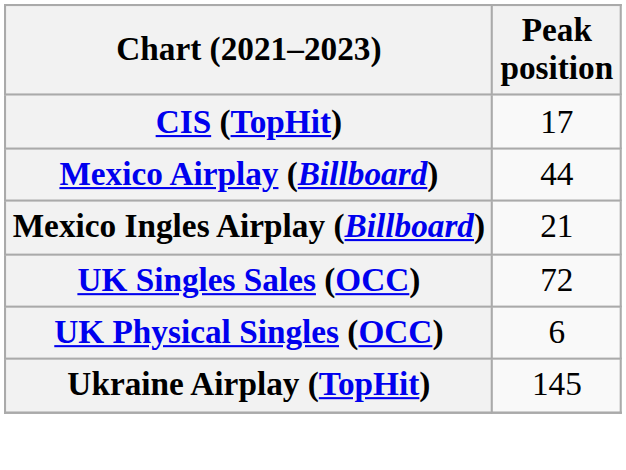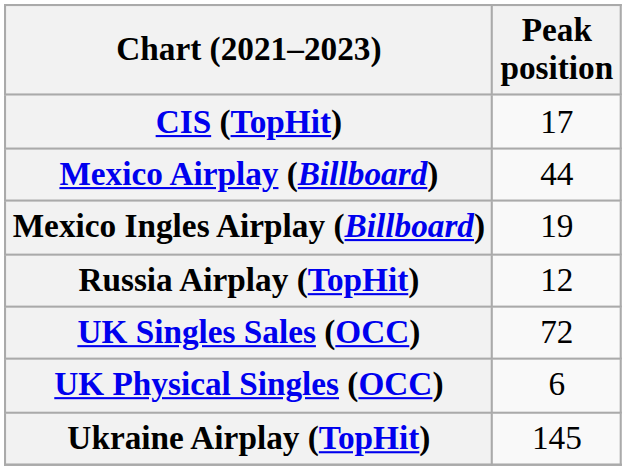(557, 226) 21 -> (557, 226) 19
+ row: (249, 279)
